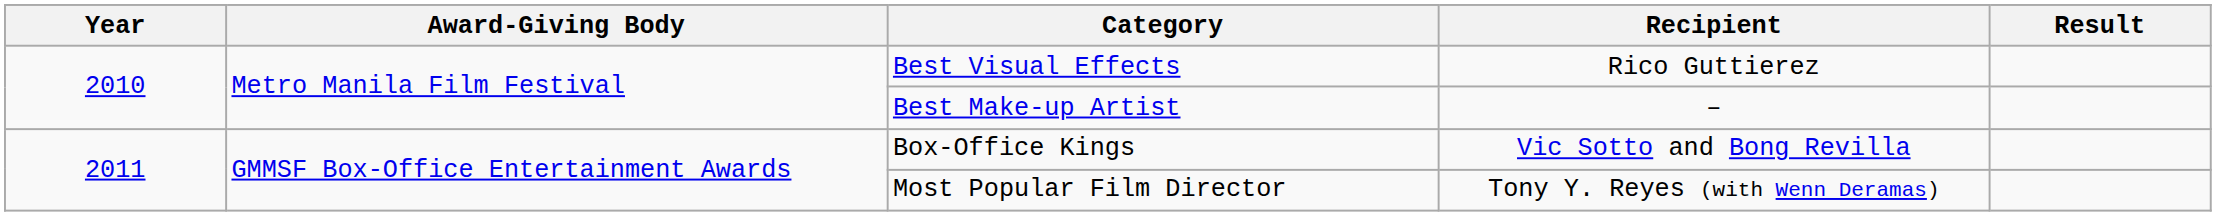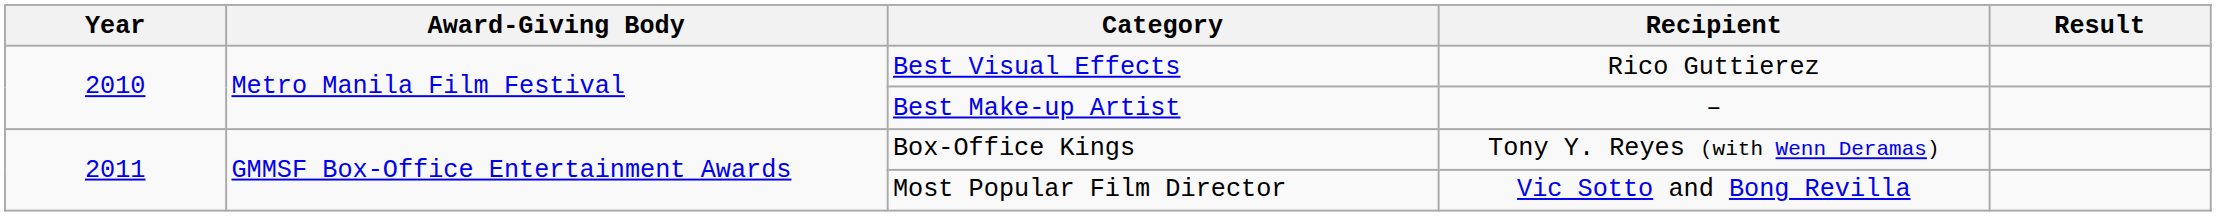(1714, 149) Vic Sotto and Bong Revilla -> (1714, 149) Tony Y. Reyes (with Wenn Deramas)
(1714, 190) Tony Y. Reyes (with Wenn Deramas) -> (1714, 190) Vic Sotto and Bong Revilla
